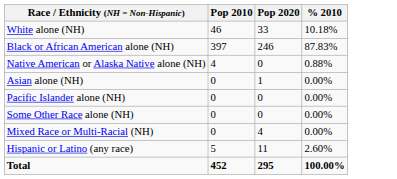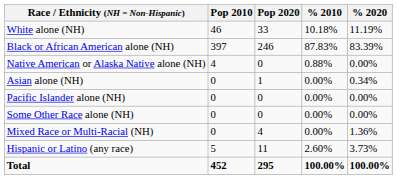+ column: (370, 13)
